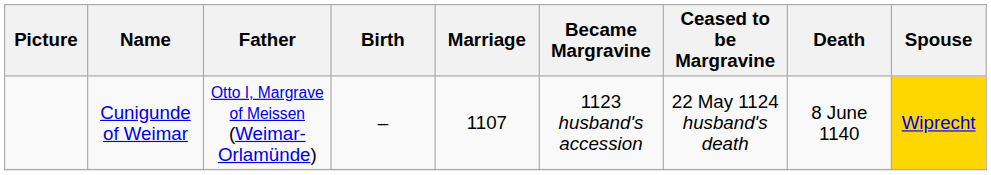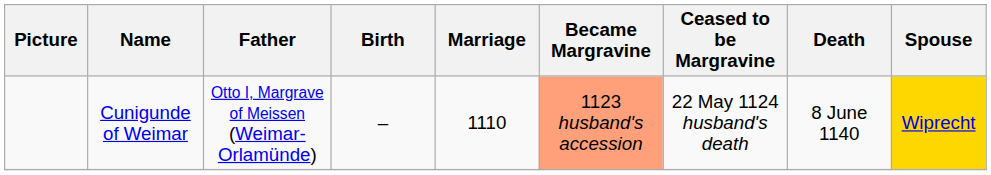(487, 122) 1107 -> (487, 122) 1110
(601, 122) no background -> (601, 122) lightsalmon background
